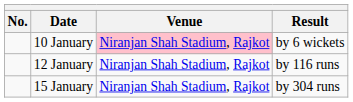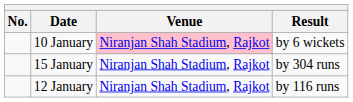rows swapped: (64, 64) <-> (64, 86)
